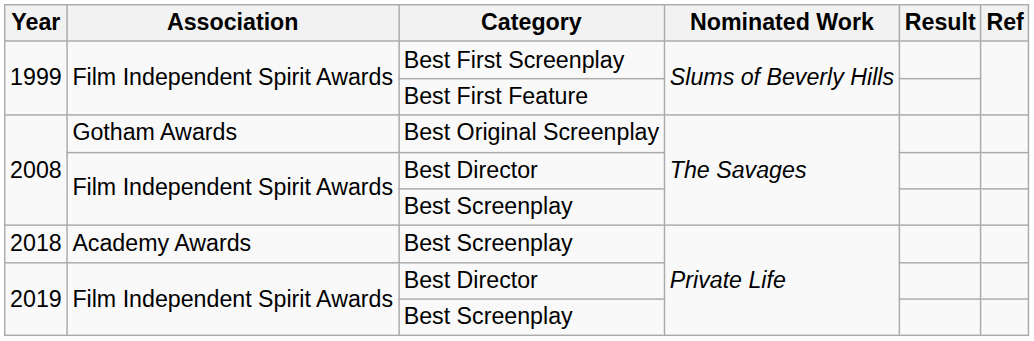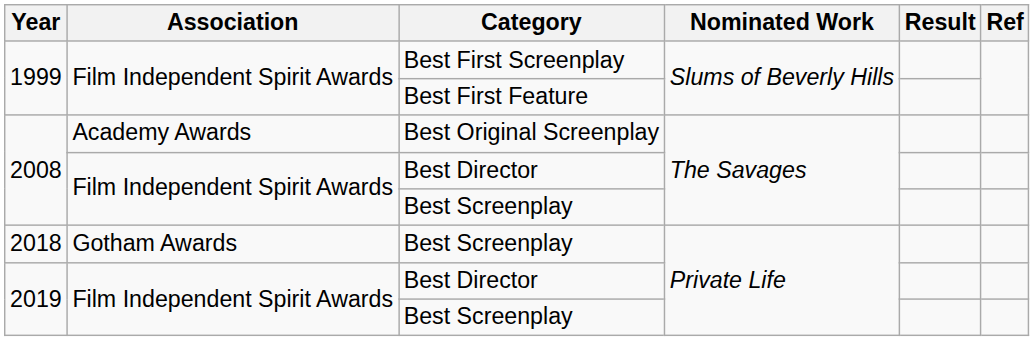(155, 133) Gotham Awards -> (162, 133) Academy Awards
(162, 243) Academy Awards -> (155, 243) Gotham Awards
